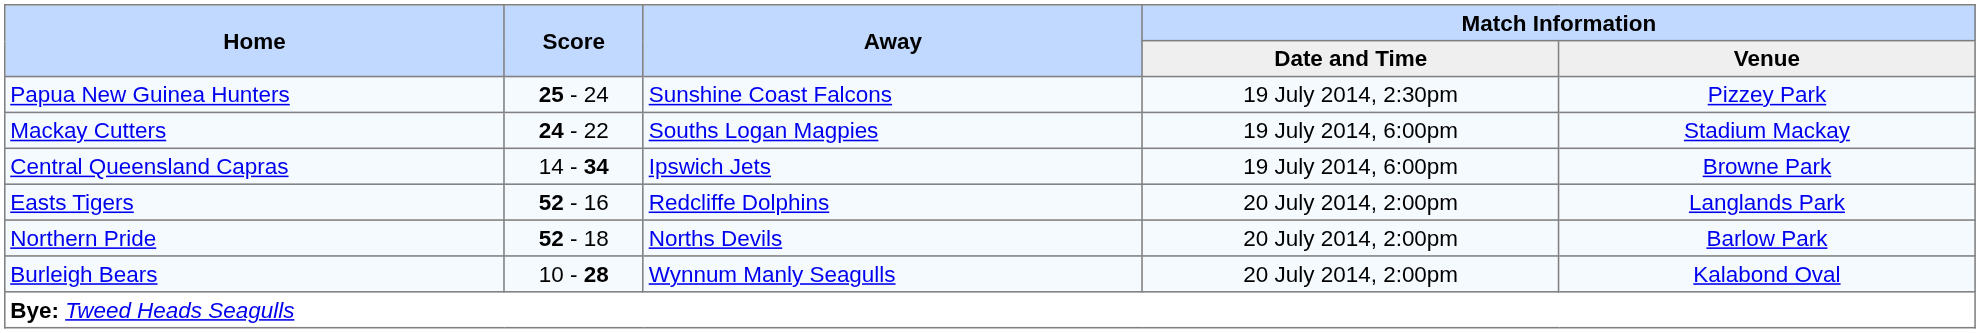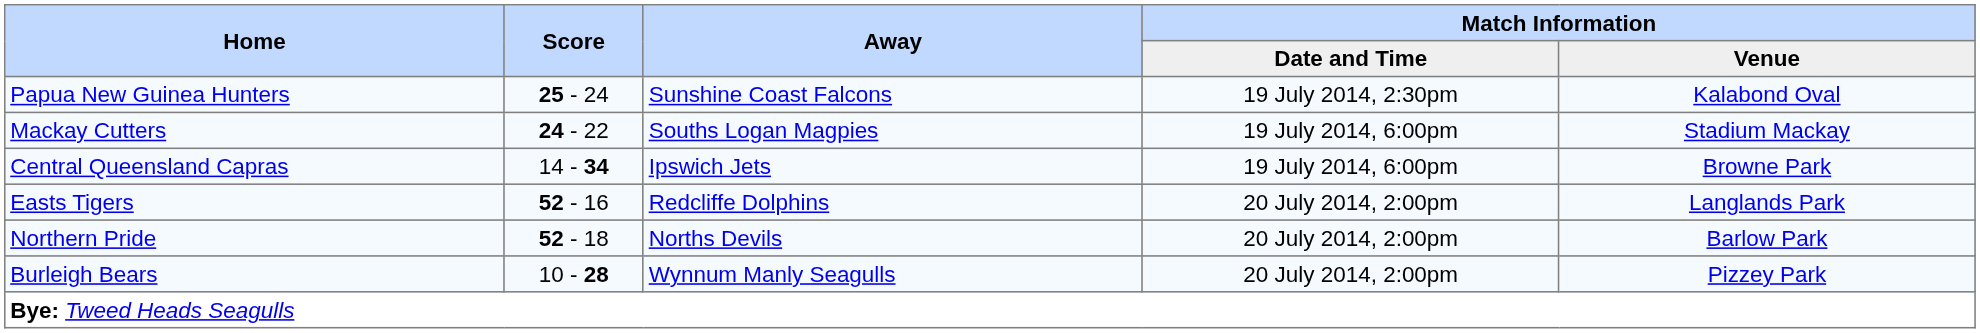(1767, 94) Pizzey Park -> (1767, 94) Kalabond Oval
(1767, 274) Kalabond Oval -> (1767, 274) Pizzey Park
